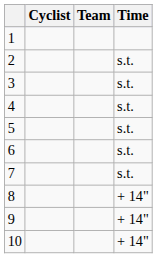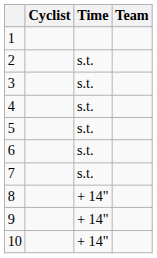columns swapped: (94, 15) <-> (133, 15)
